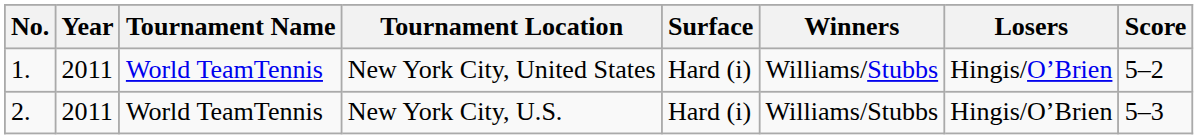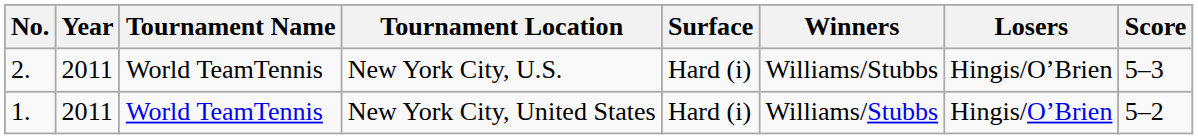rows swapped: (502, 69) <-> (455, 112)
